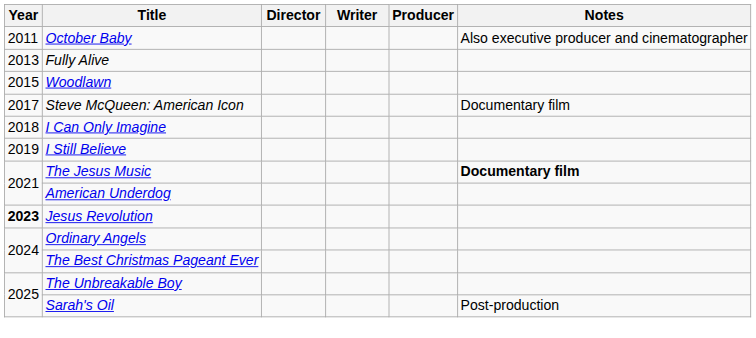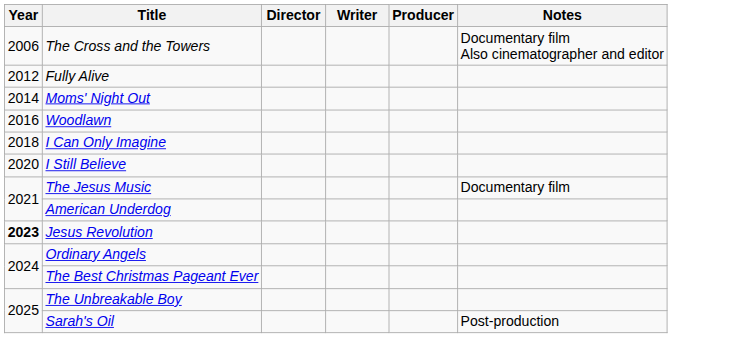+ row: (128, 45)
- row: (89, 37)
(23, 60) 2013 -> (23, 76) 2012
+ row: (98, 98)
(23, 82) 2015 -> (23, 120) 2016
- row: (145, 104)
(23, 149) 2019 -> (23, 165) 2020
(520, 171) bold -> (515, 187) normal
